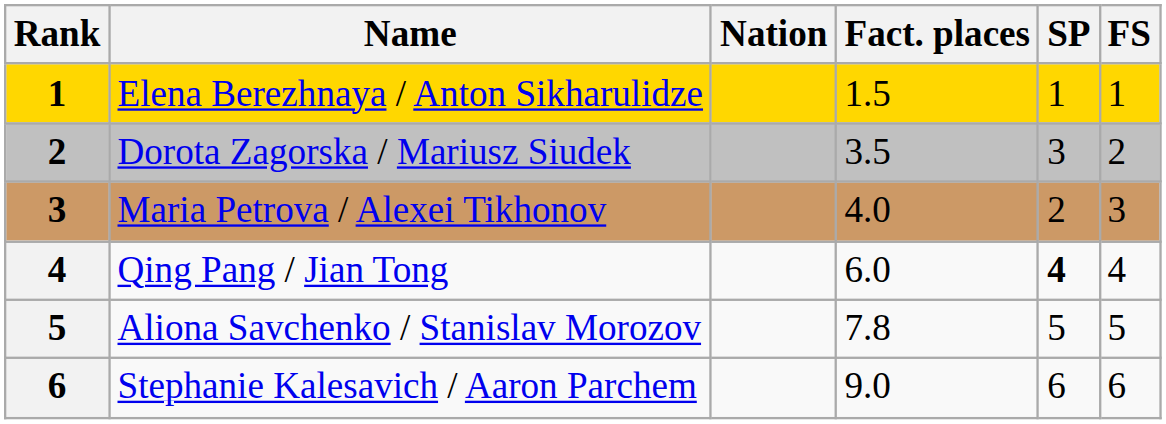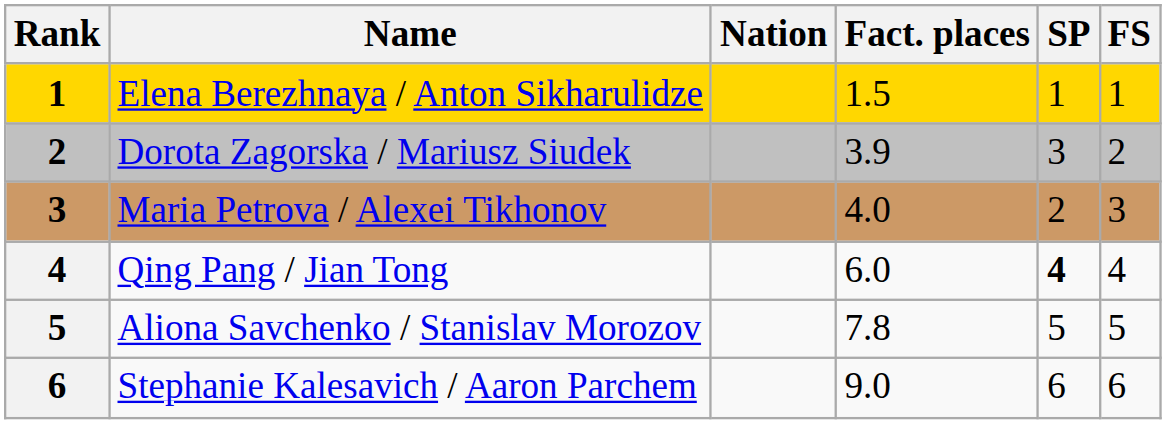(868, 151) 3.5 -> (868, 151) 3.9
